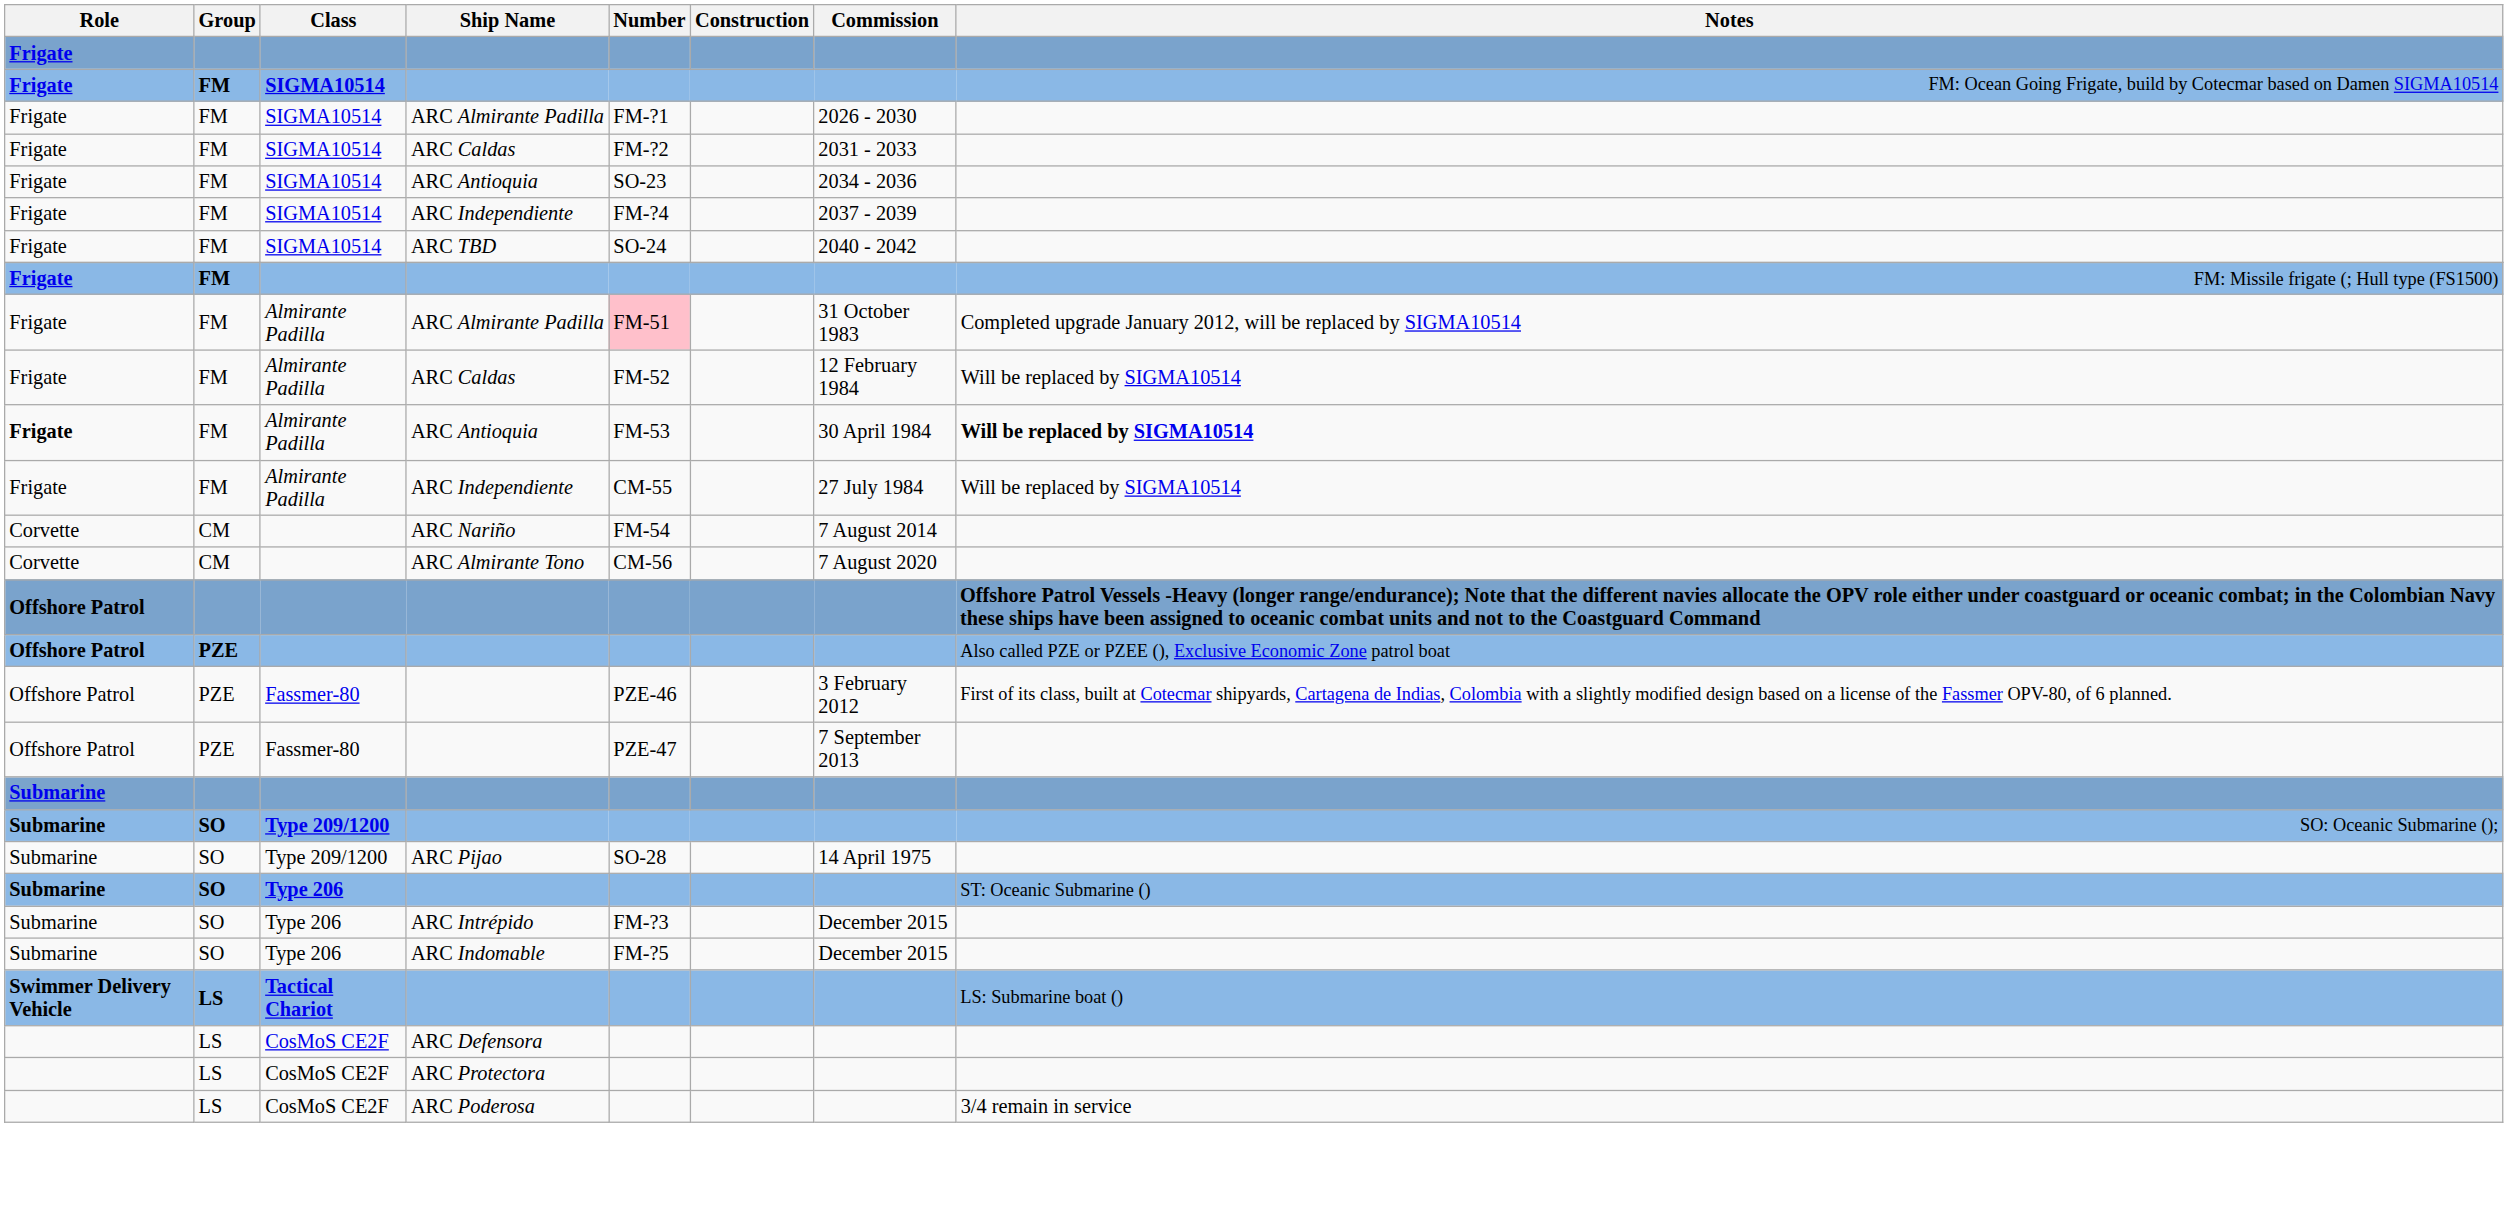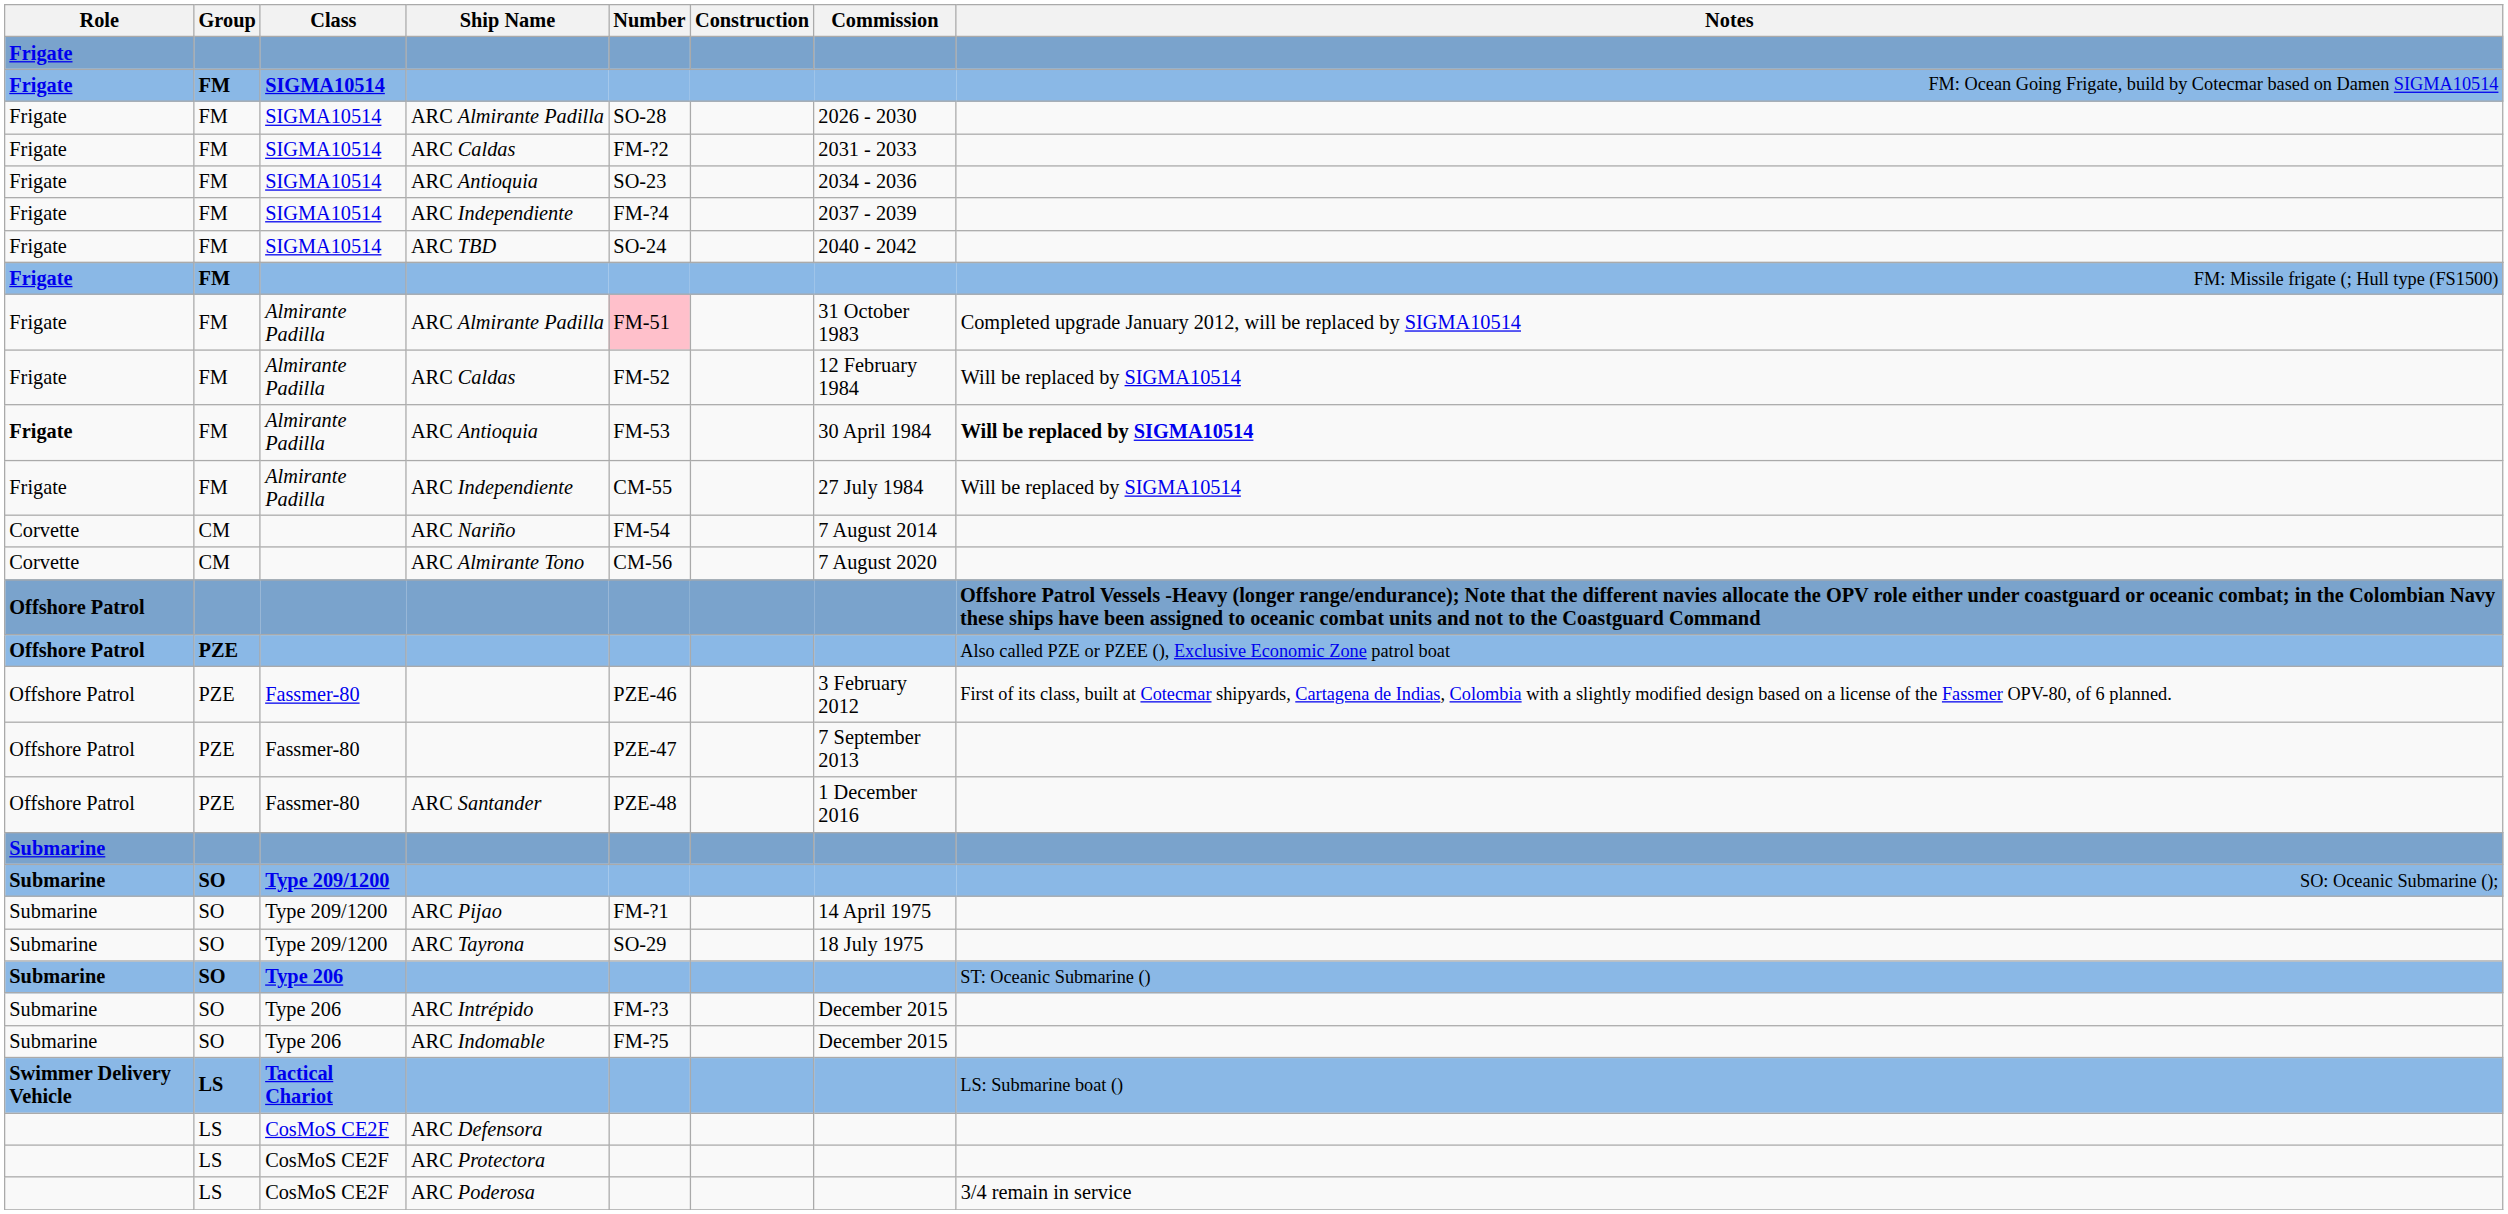(641, 117) FM-?1 -> (640, 117) SO-28
+ row: (312, 804)
(640, 857) SO-28 -> (641, 912) FM-?1
+ row: (326, 944)
